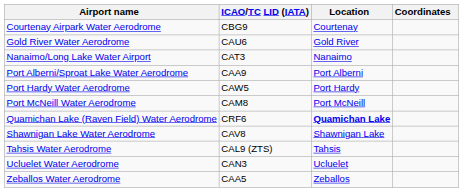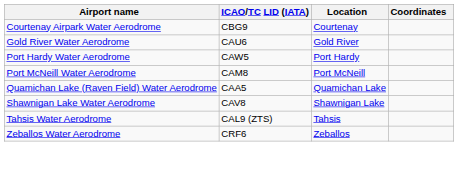- row: (79, 57)
- row: (97, 73)
(234, 118) CRF6 -> (234, 88) CAA5
(352, 118) bold -> (350, 88) normal
- row: (63, 164)
(234, 179) CAA5 -> (234, 133) CRF6
